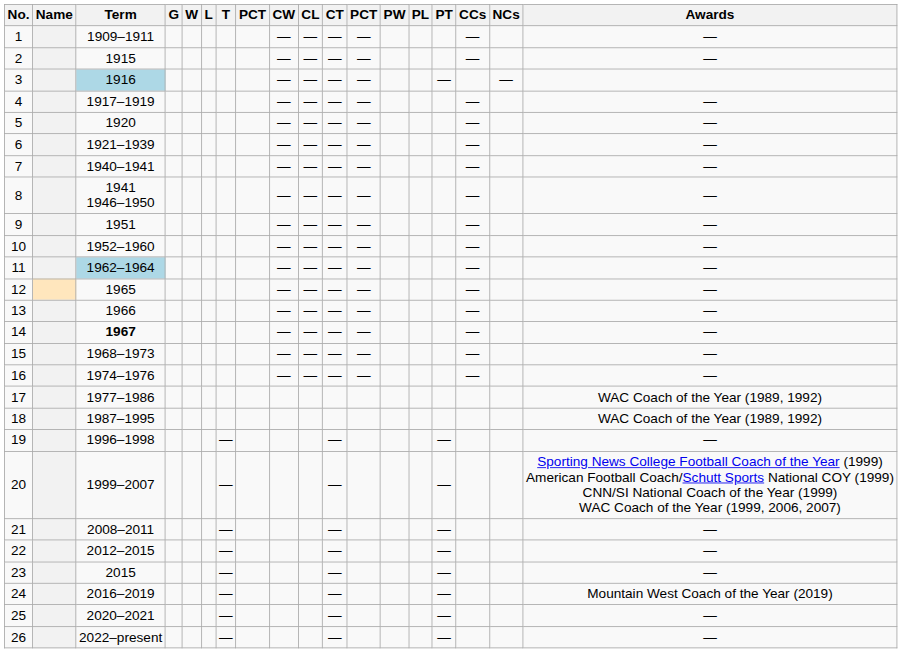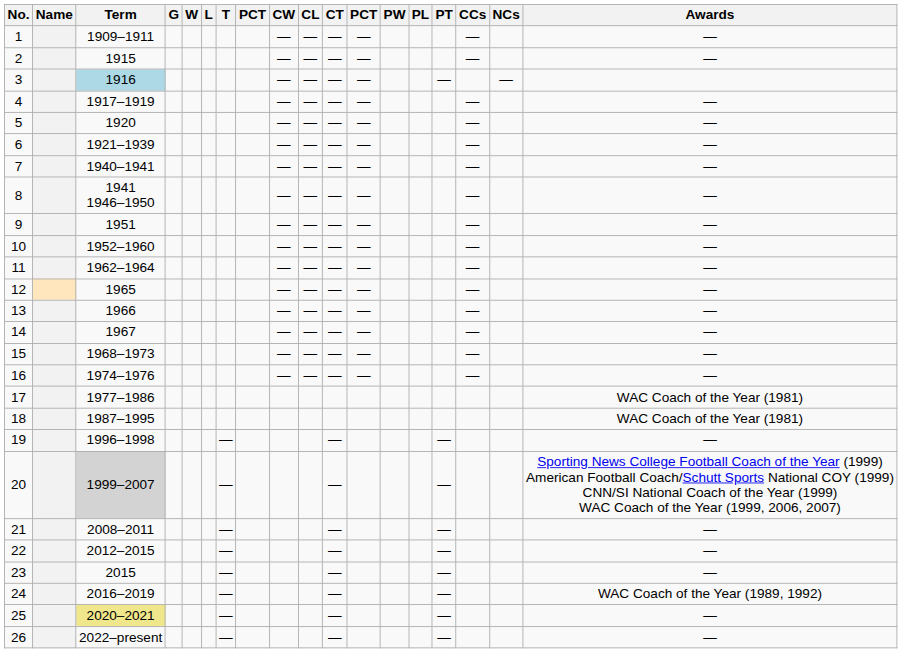(121, 267) lightblue background -> (121, 267) no background
(121, 332) bold -> (121, 332) normal
(710, 397) WAC Coach of the Year (1989, 1992) -> (710, 397) WAC Coach of the Year (1981)
(710, 418) WAC Coach of the Year (1989, 1992) -> (710, 418) WAC Coach of the Year (1981)
(121, 484) no background -> (121, 484) lightgrey background
(710, 594) Mountain West Coach of the Year (2019) -> (710, 594) WAC Coach of the Year (1989, 1992)
(121, 615) no background -> (121, 615) khaki background
